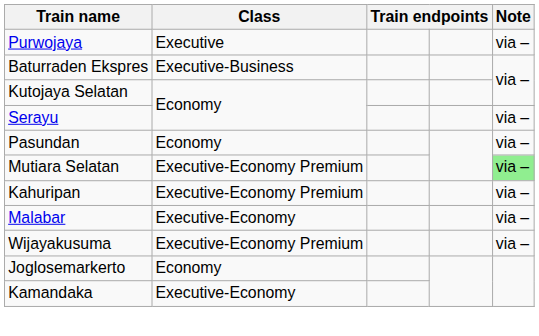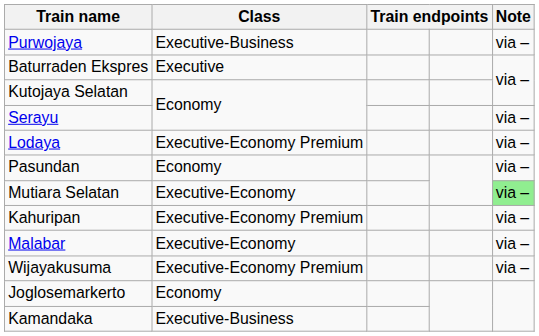(190, 42) Executive -> (225, 42) Executive-Business
(225, 67) Executive-Business -> (190, 67) Executive
+ row: (34, 142)
(259, 167) Executive-Economy Premium -> (225, 192) Executive-Economy
(225, 293) Executive-Economy -> (225, 318) Executive-Business
